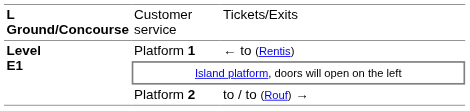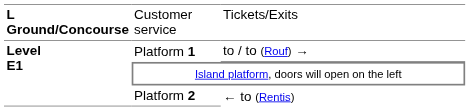(259, 51) ← to (Rentis) -> (266, 51) to / to (Rouf) →
(266, 94) to / to (Rouf) → -> (259, 96) ← to (Rentis)
